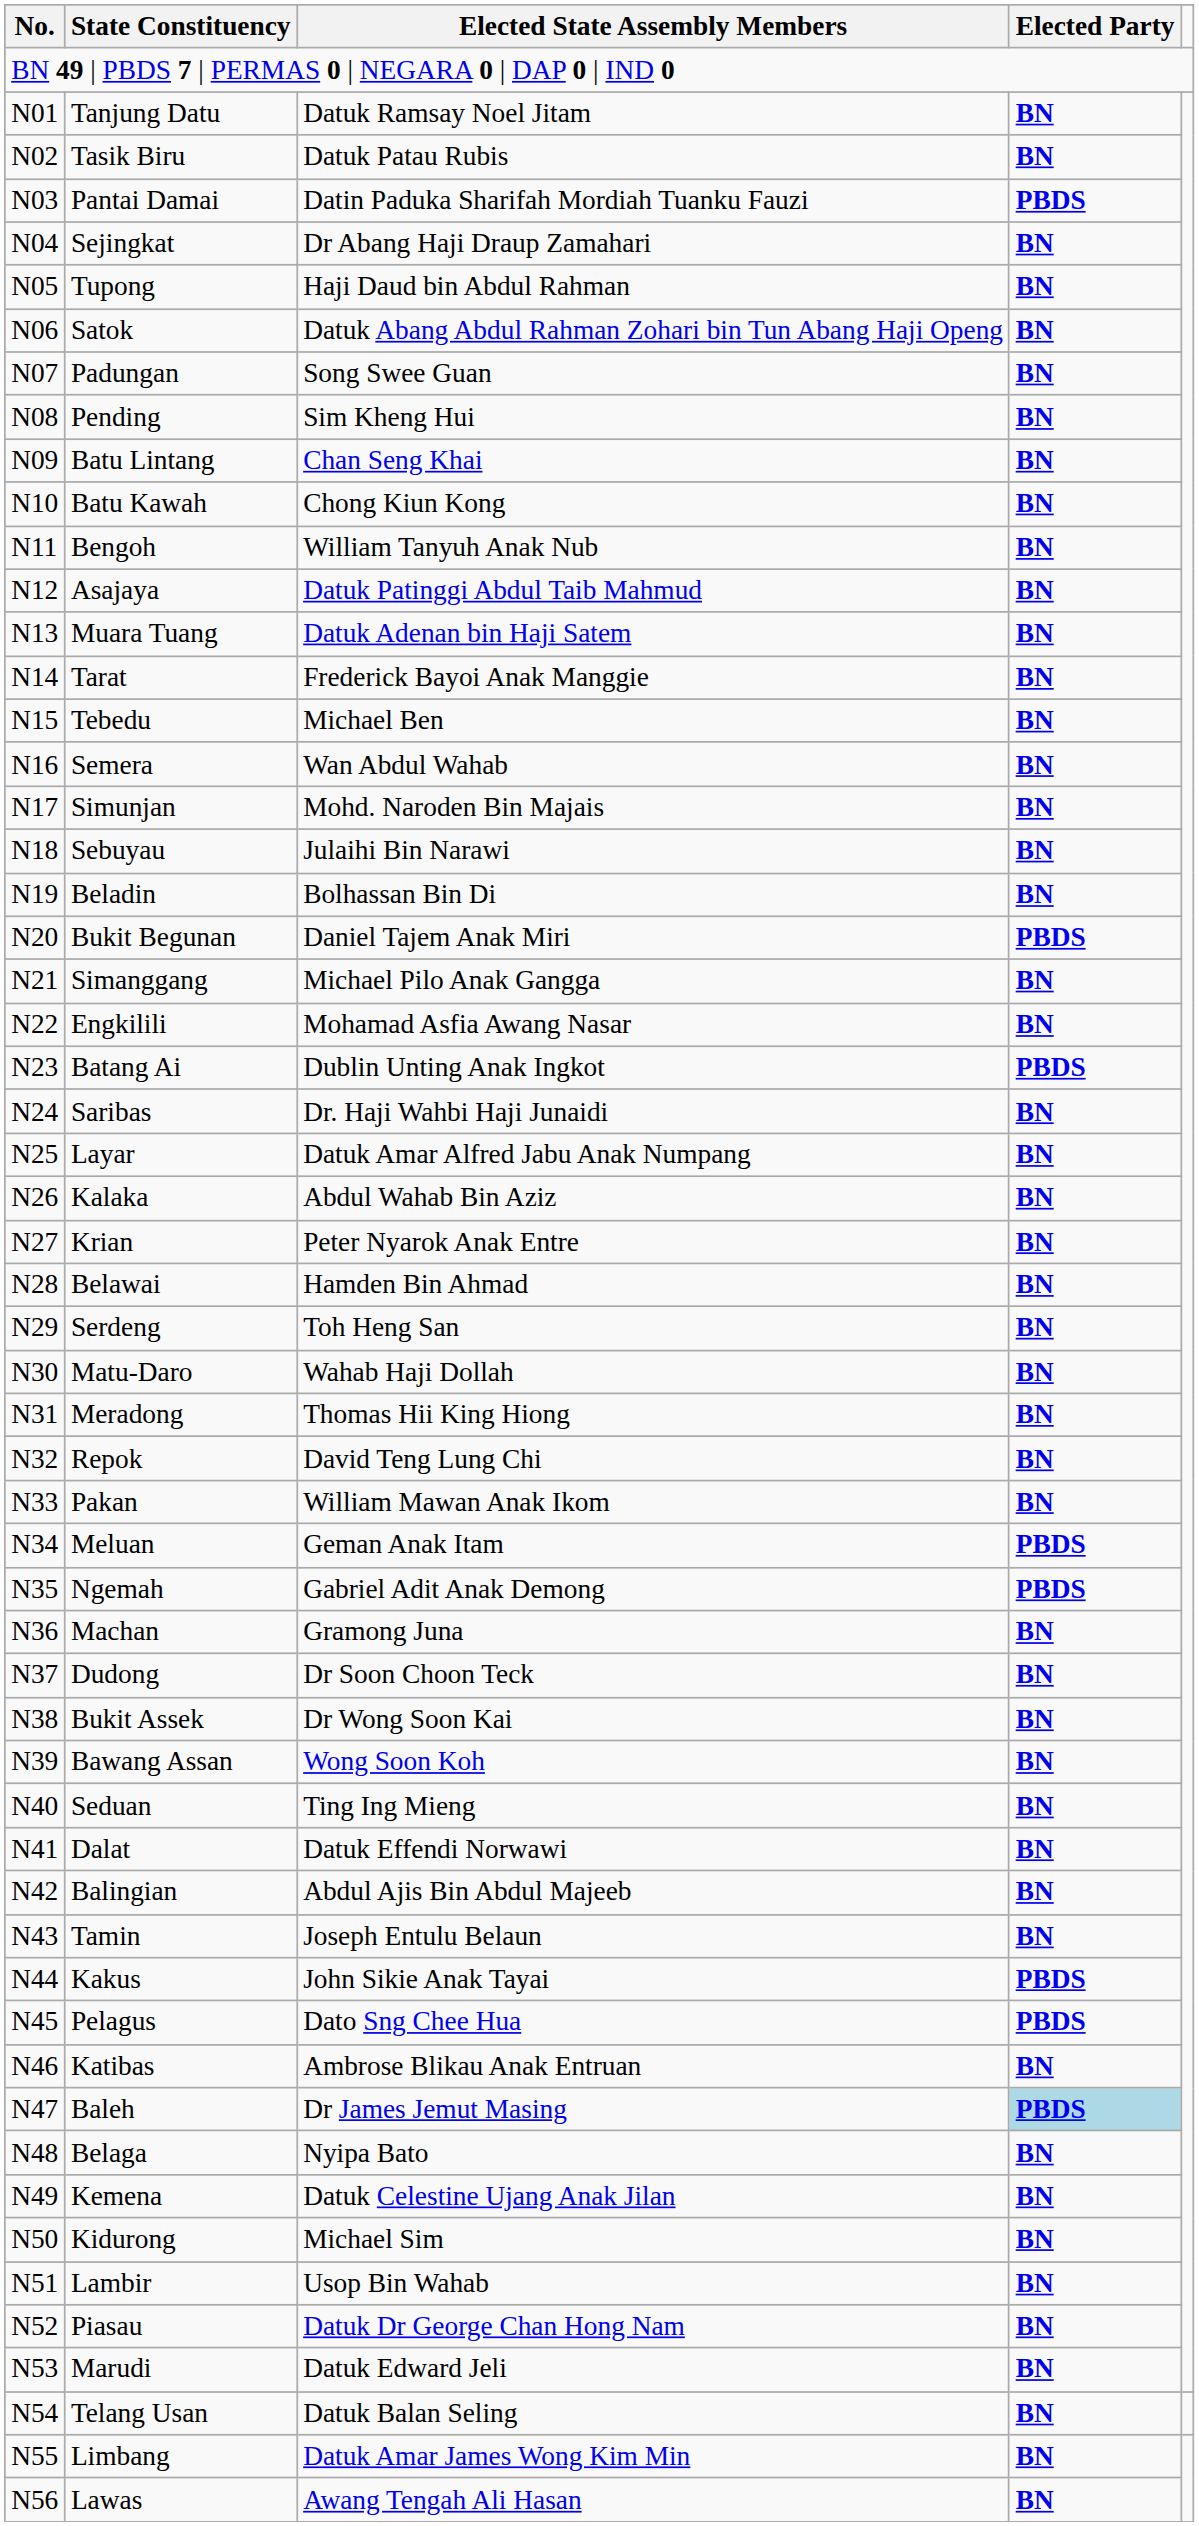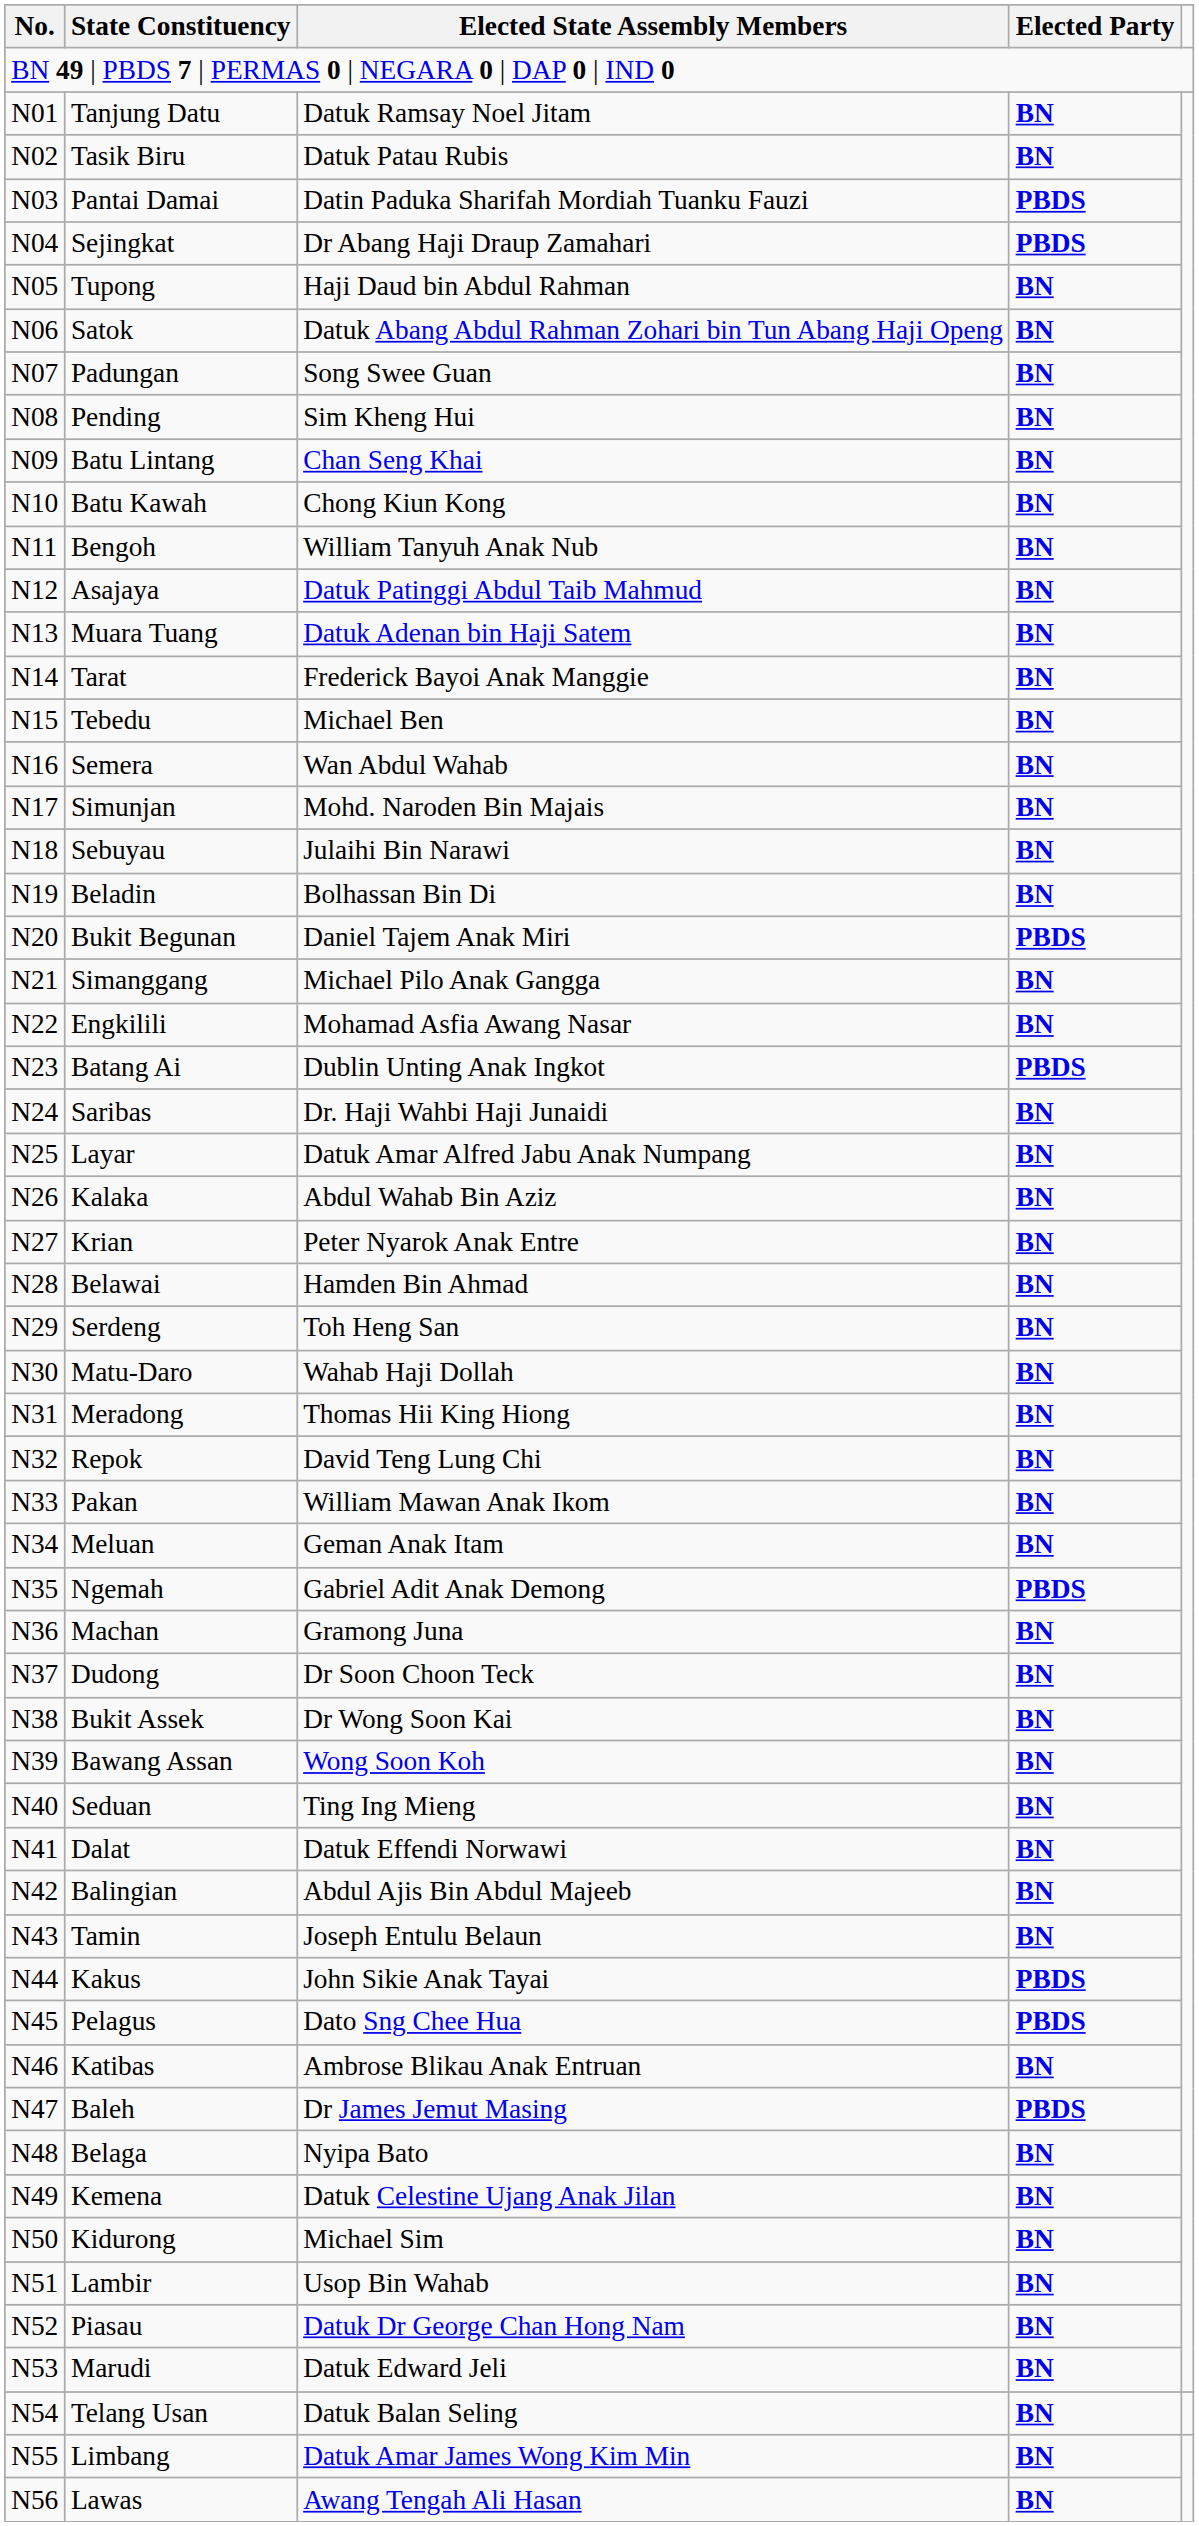(1035, 243) BN -> (1051, 243) PBDS
(1051, 1544) PBDS -> (1035, 1544) BN
(1051, 2108) lightblue background -> (1051, 2108) no background
